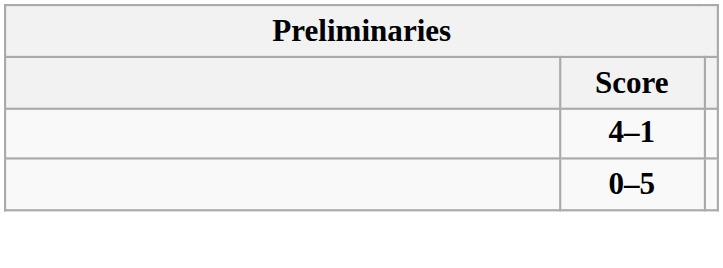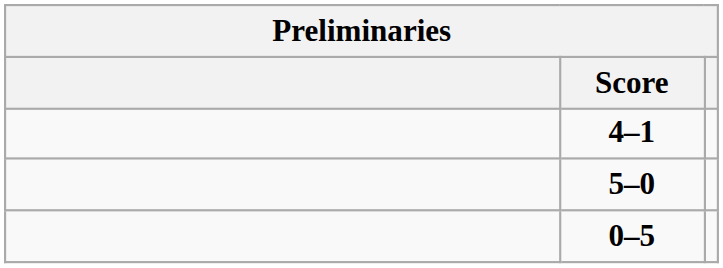+ row: (632, 184)
